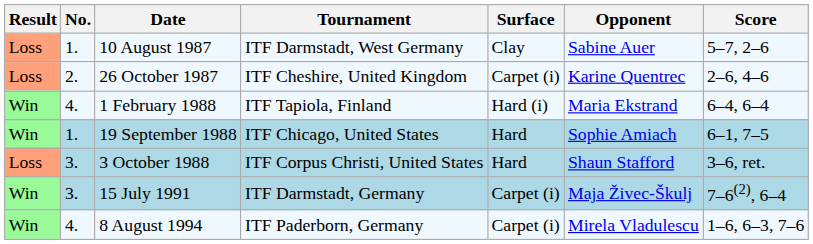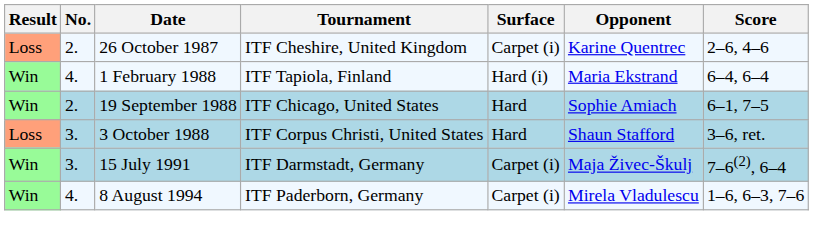- row: (155, 47)
(72, 133) 1. -> (72, 104) 2.
